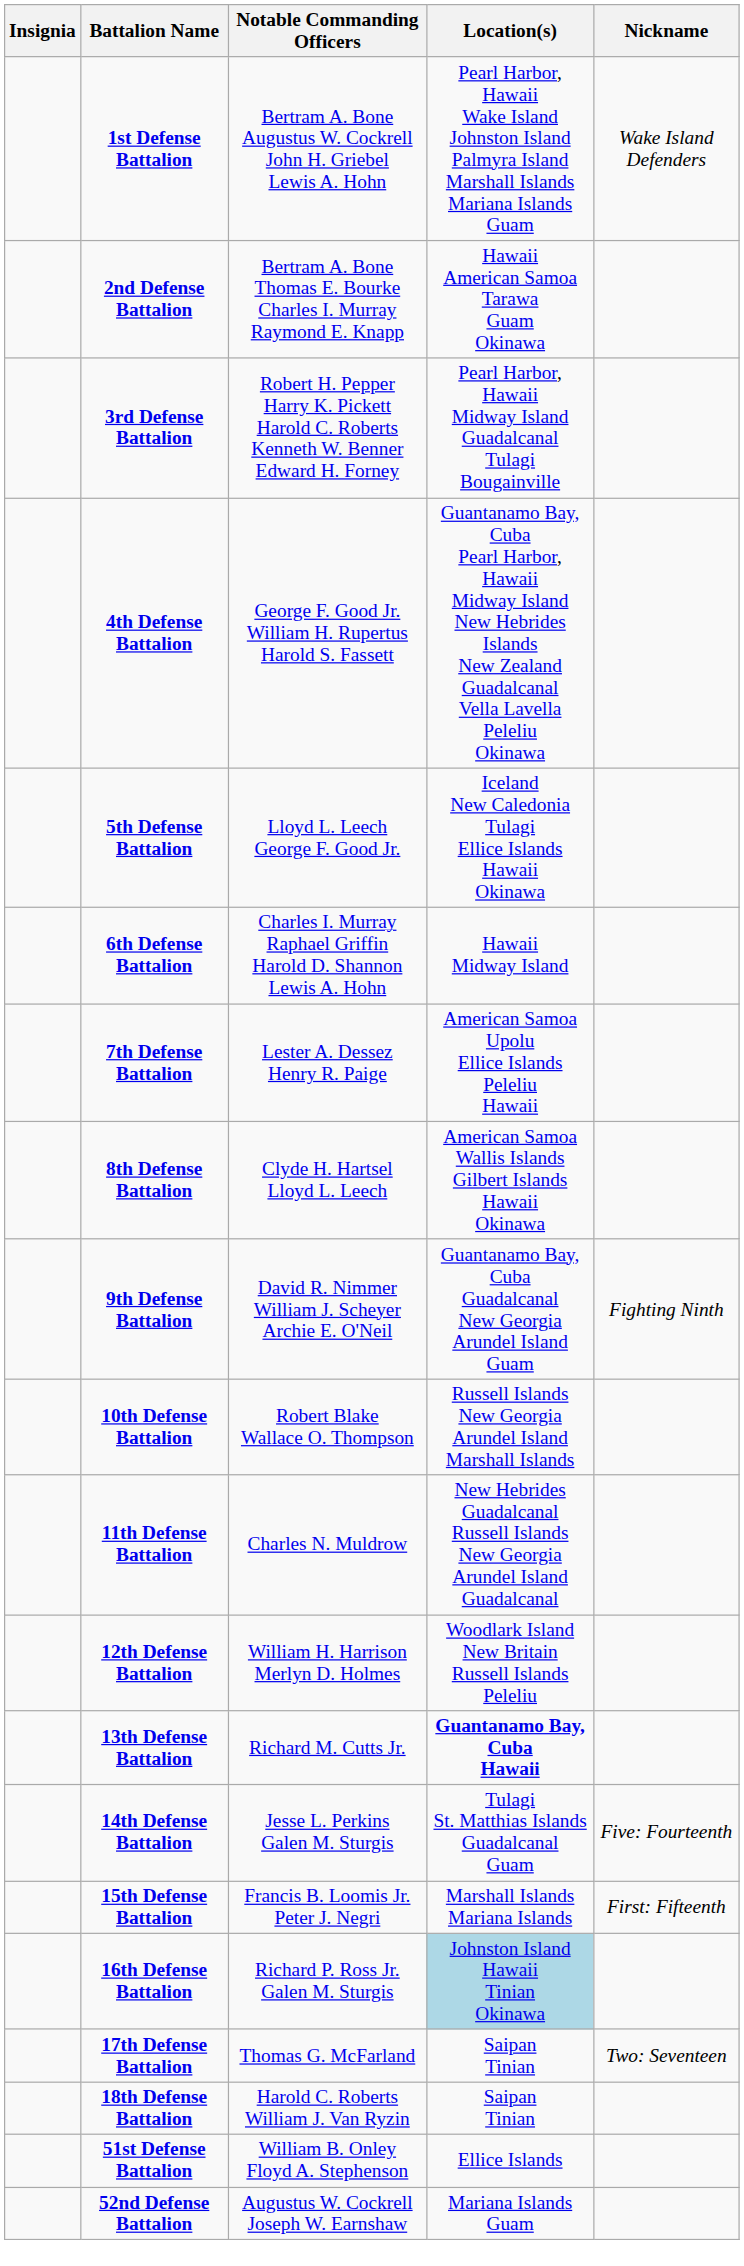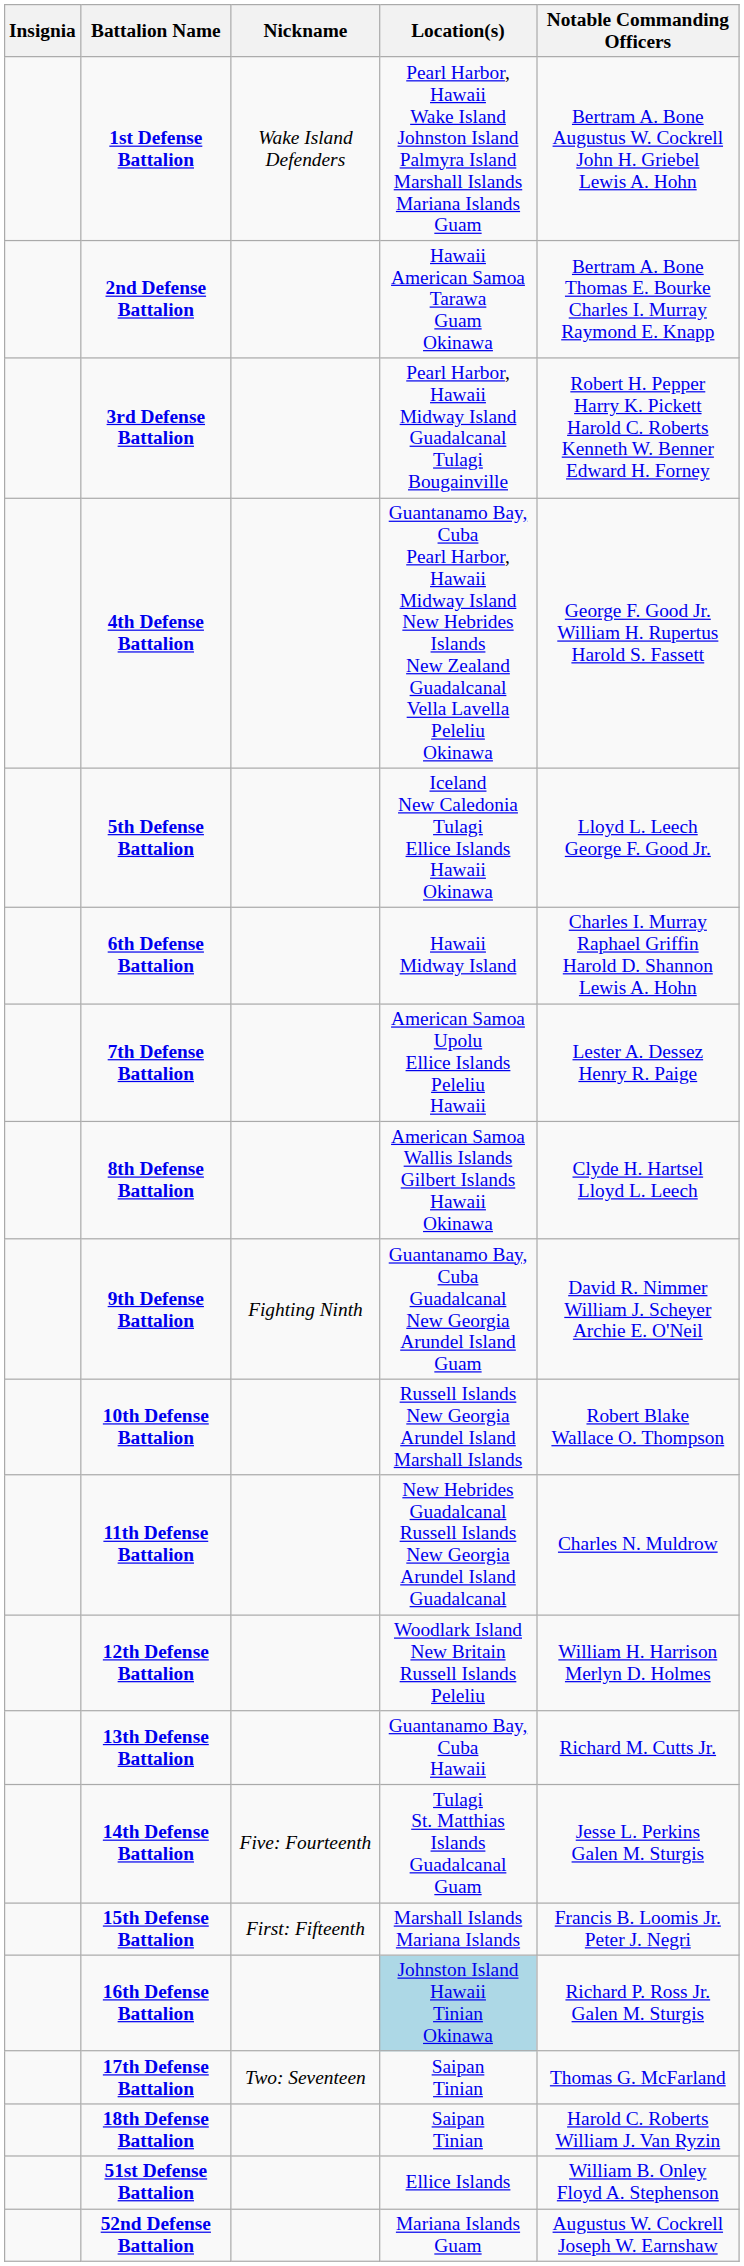columns swapped: (666, 30) <-> (327, 30)
(510, 1747) bold -> (458, 1747) normal
